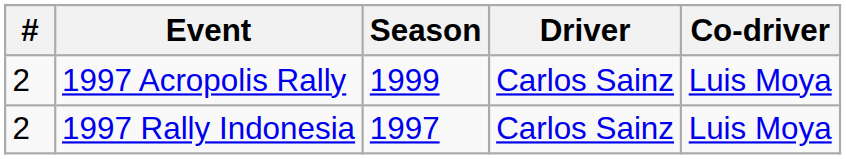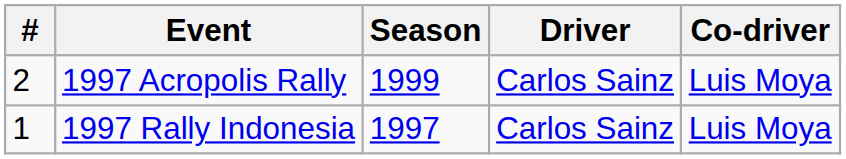(21, 129) 2 -> (21, 129) 1
